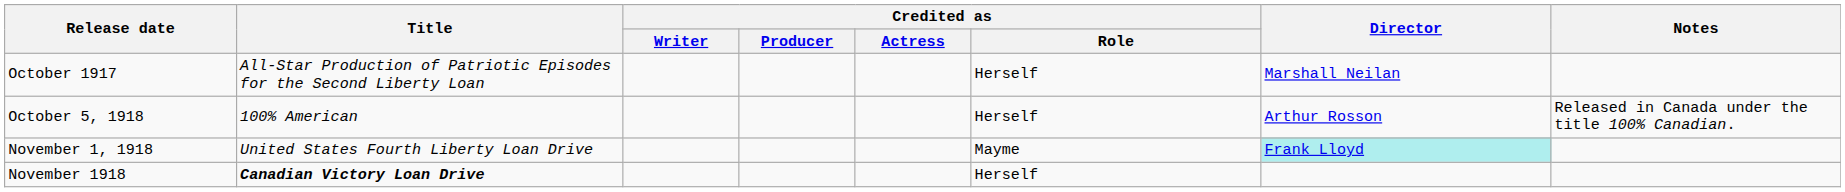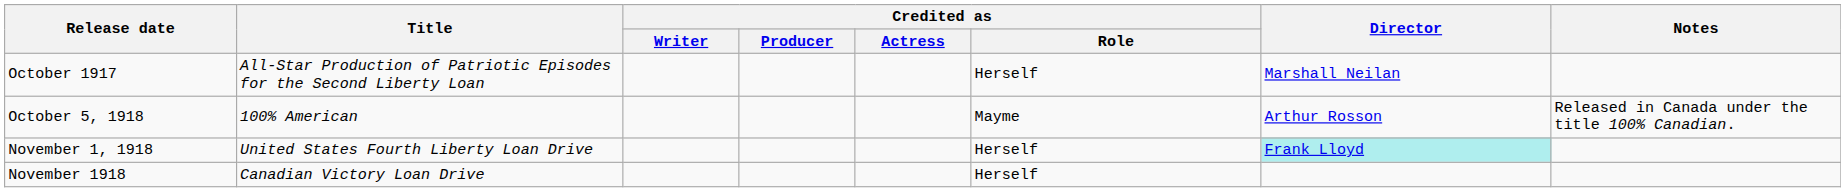(1006, 117) Herself -> (997, 117) Mayme
(997, 150) Mayme -> (1006, 150) Herself
(362, 175) bold -> (362, 175) normal
